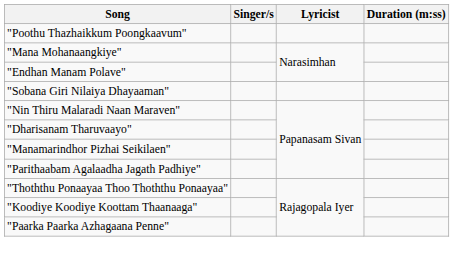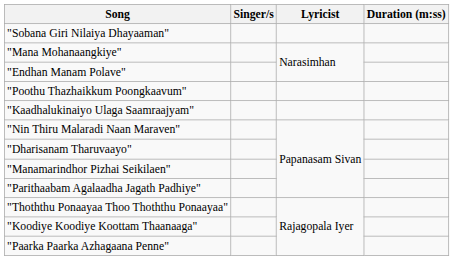rows swapped: (88, 91) <-> (97, 33)
+ row: (101, 110)
